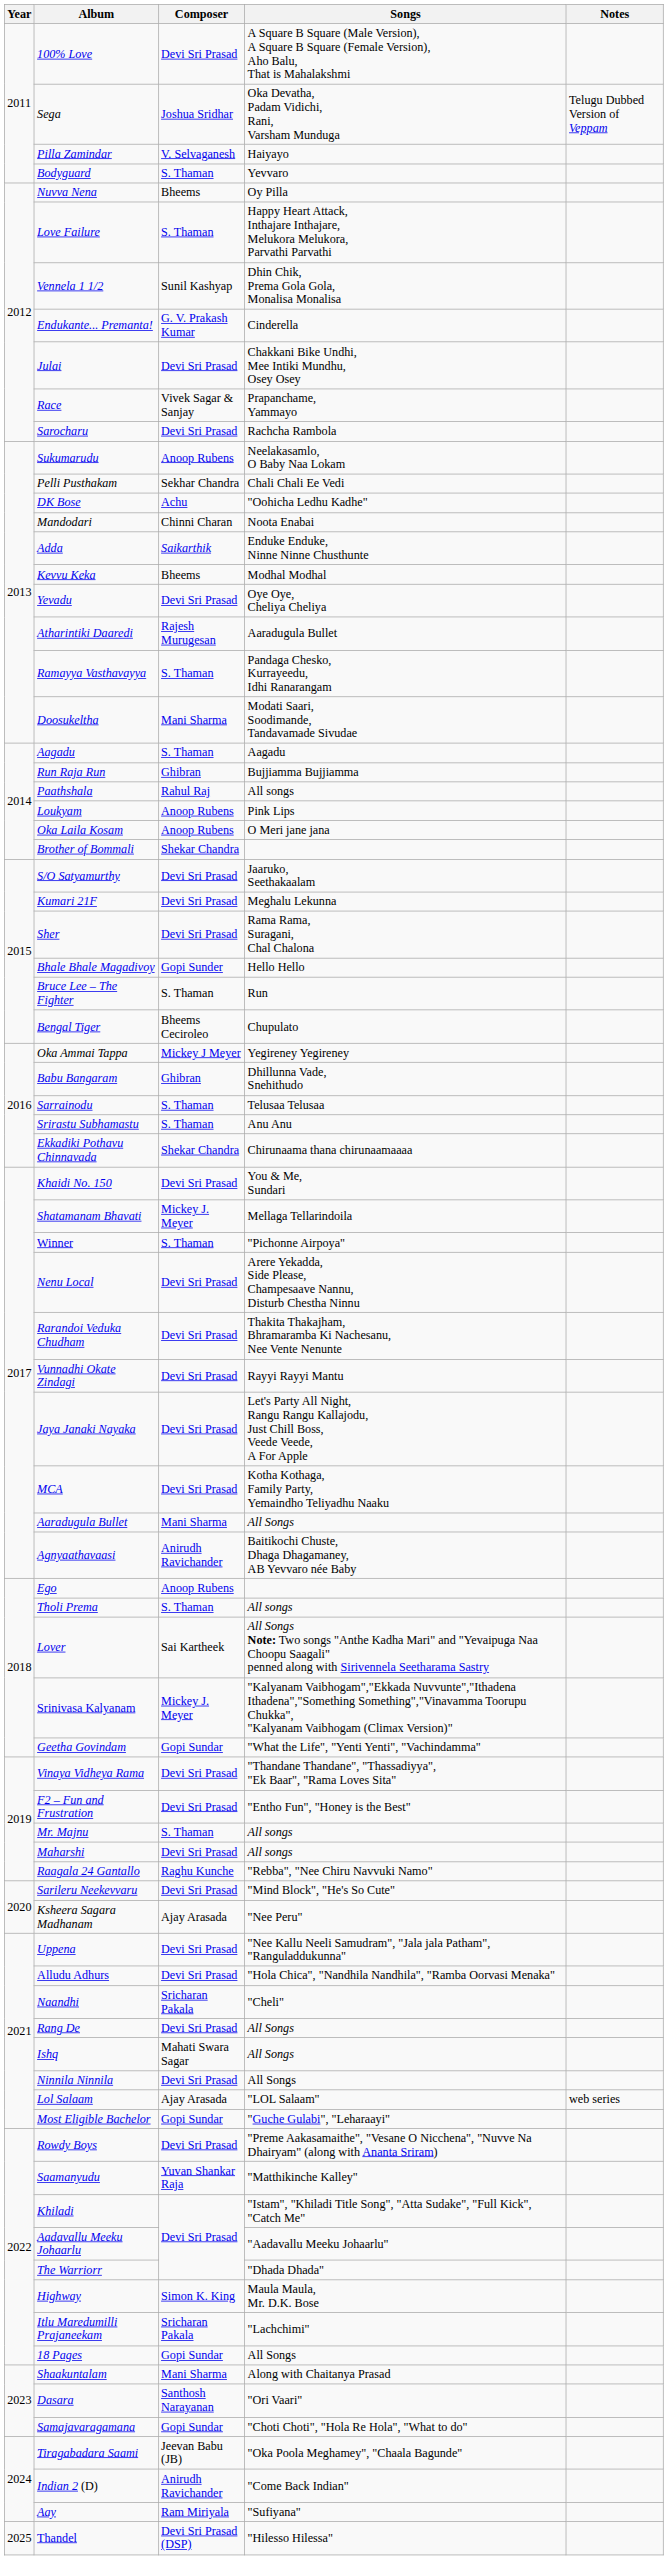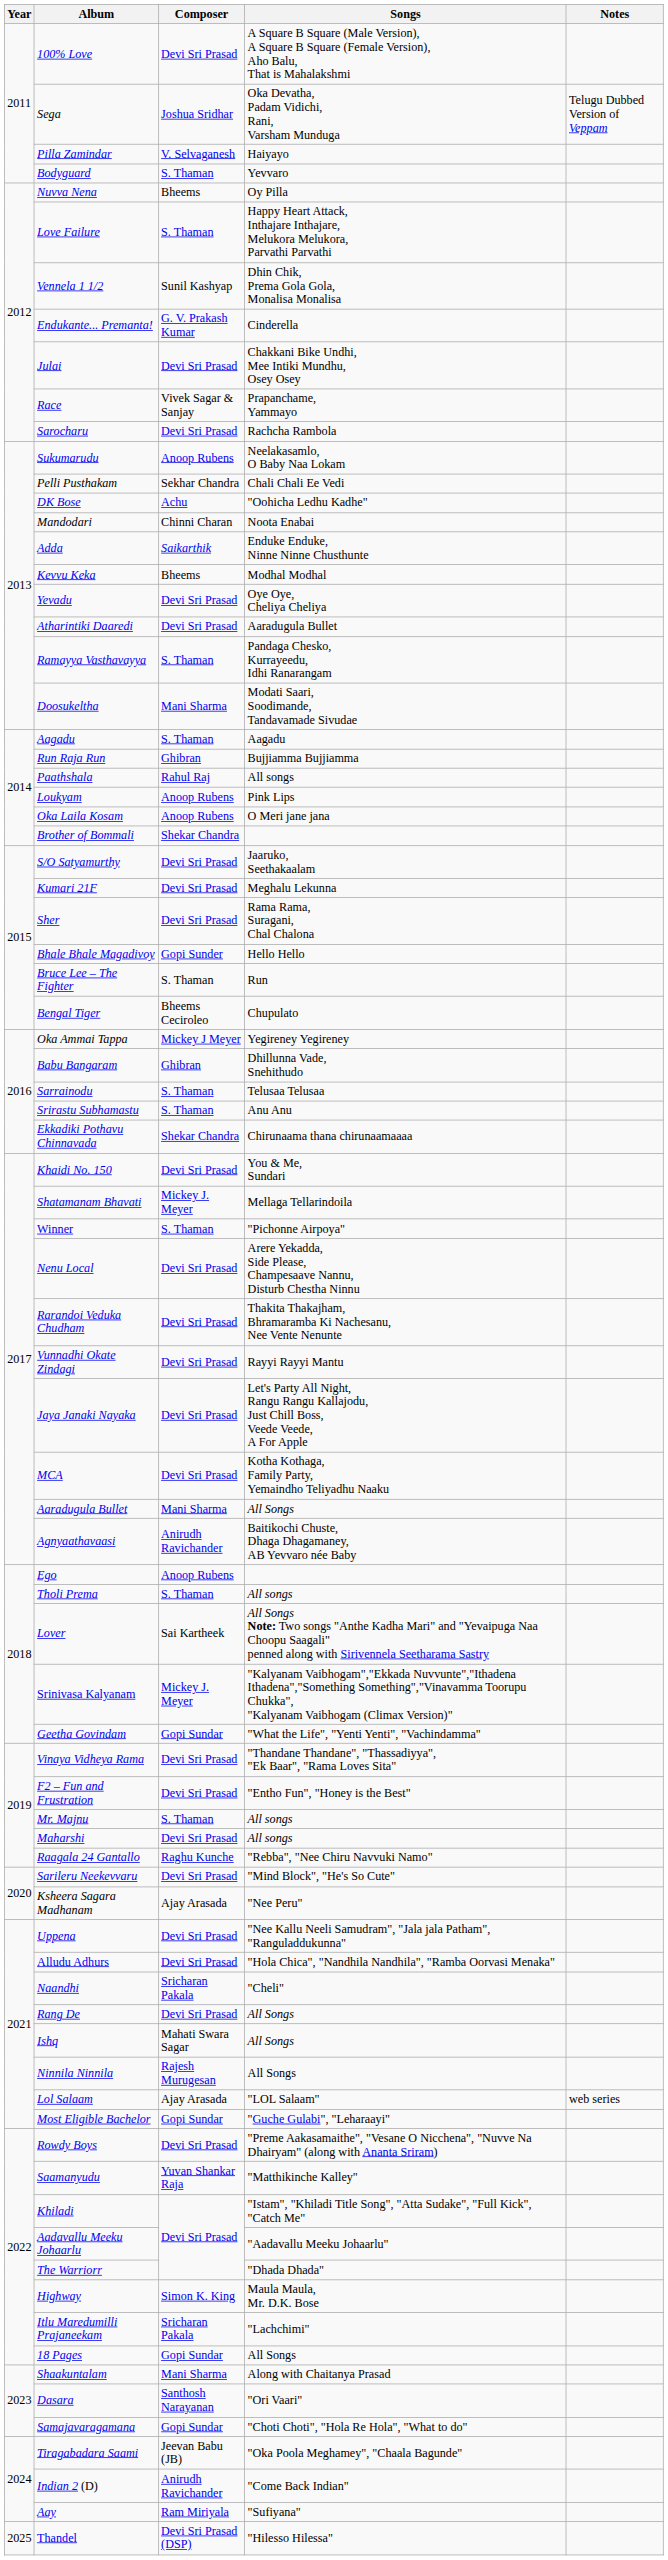(188, 633) Rajesh Murugesan -> (199, 626) Devi Sri Prasad
(199, 2080) Devi Sri Prasad -> (188, 2073) Rajesh Murugesan
